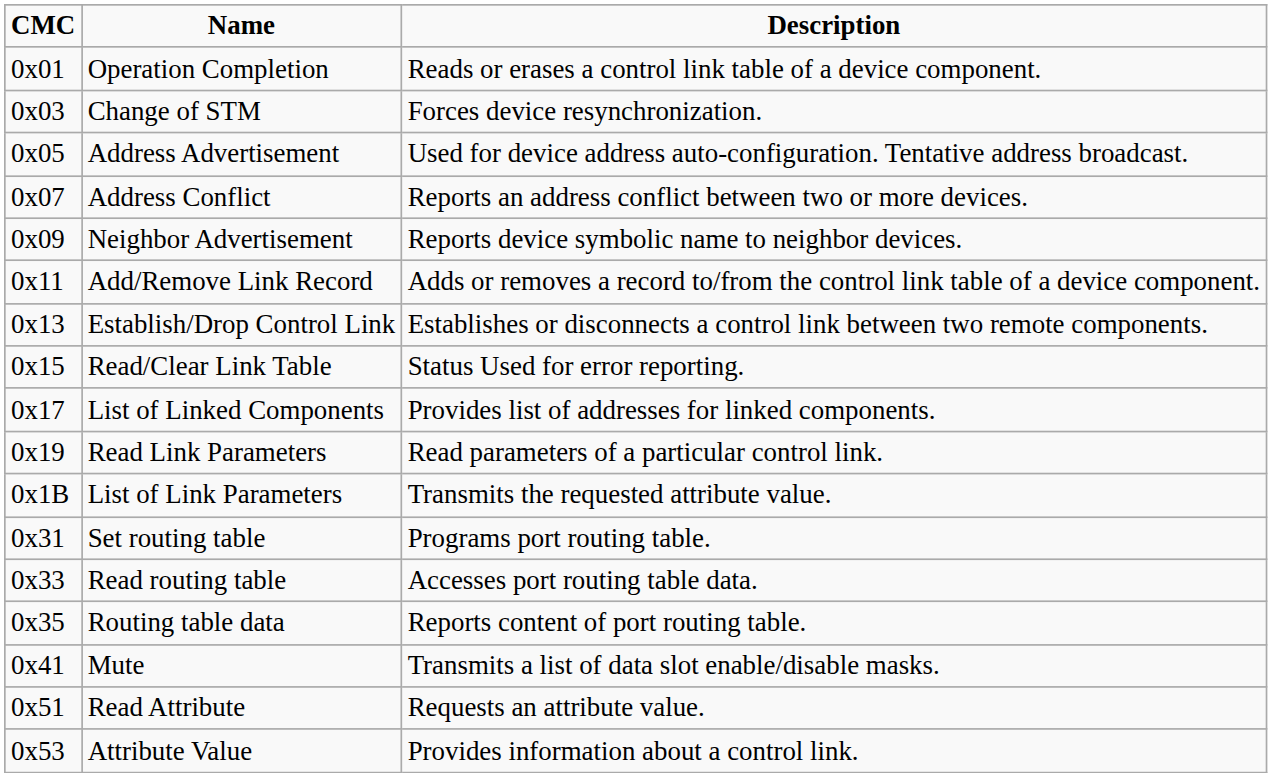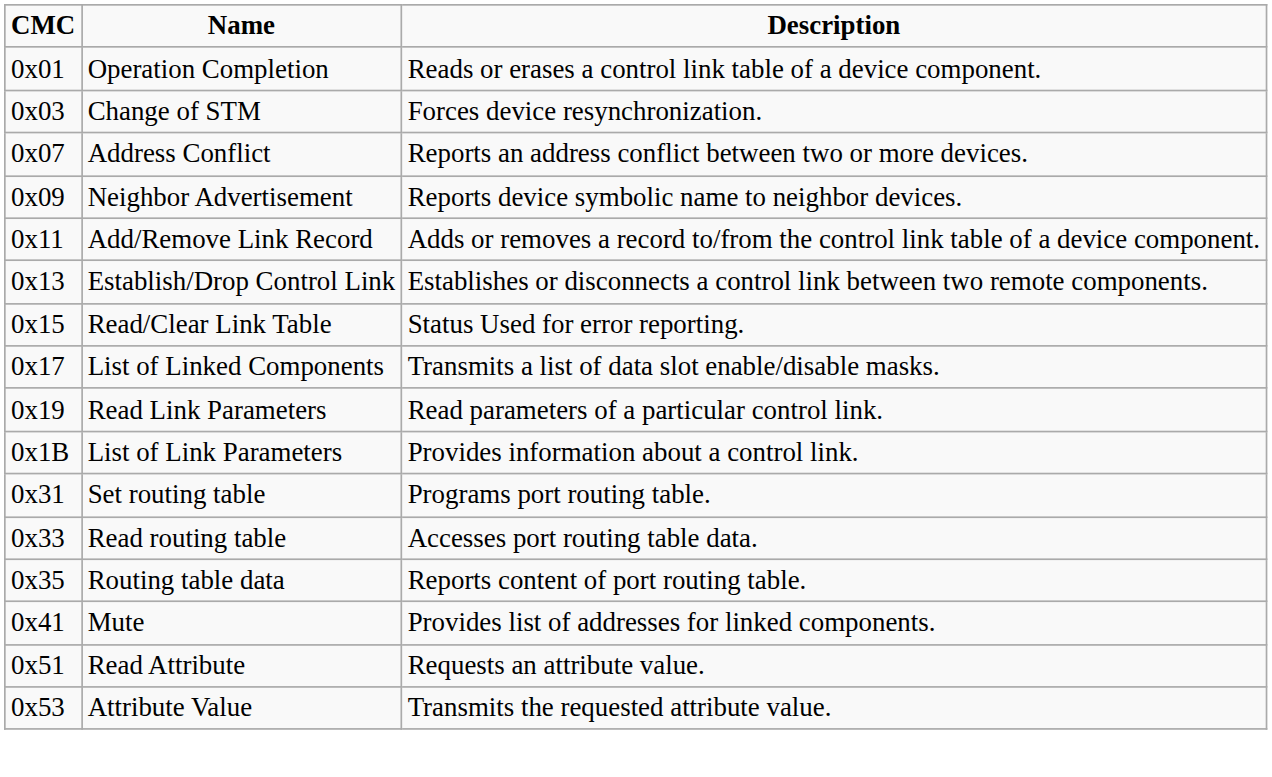- row: (213, 153)
(672, 409) Provides list of addresses for linked components. -> (674, 366) Transmits a list of data slot enable/disable masks.
(620, 494) Transmits the requested attribute value. -> (633, 452) Provides information about a control link.
(674, 665) Transmits a list of data slot enable/disable masks. -> (672, 622) Provides list of addresses for linked components.
(633, 750) Provides information about a control link. -> (620, 707) Transmits the requested attribute value.
